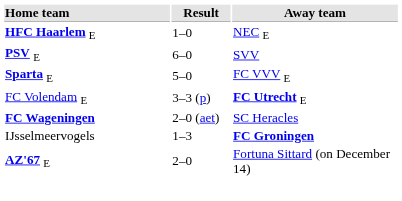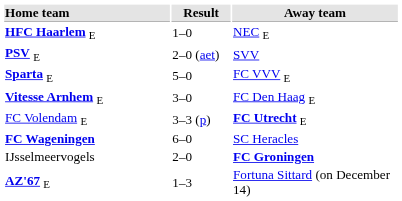(182, 54) 6–0 -> (196, 54) 2–0 (aet)
+ row: (54, 97)
(196, 117) 2–0 (aet) -> (182, 139) 6–0
(182, 135) 1–3 -> (182, 157) 2–0
(182, 161) 2–0 -> (182, 182) 1–3
